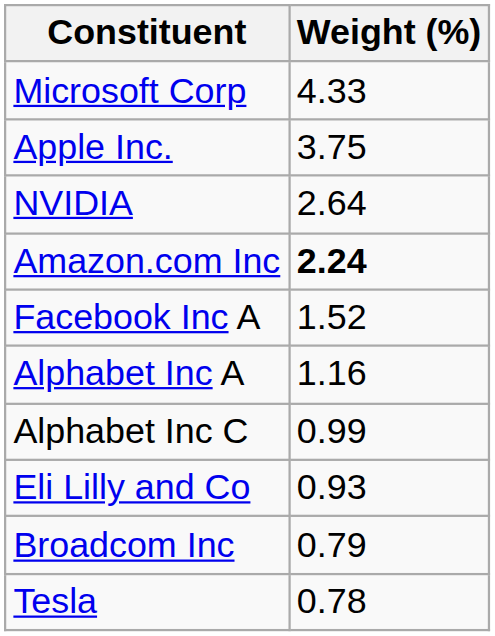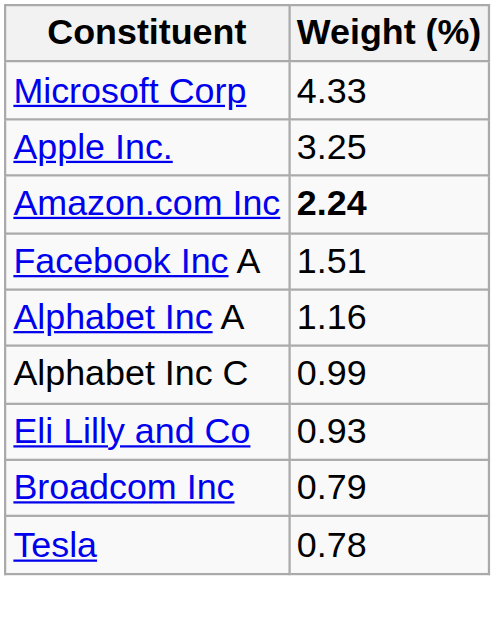(332, 146) 3.75 -> (332, 146) 3.25
- row: (73, 203)
(332, 317) 1.52 -> (332, 260) 1.51
